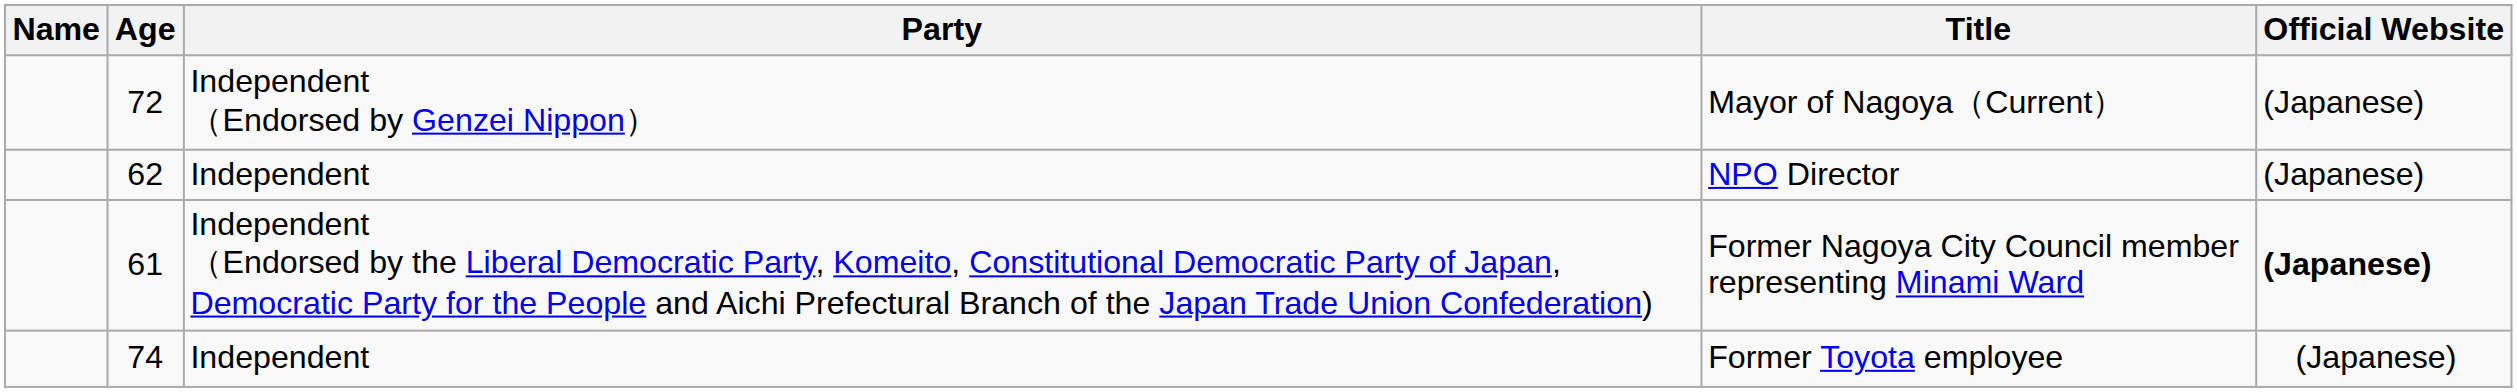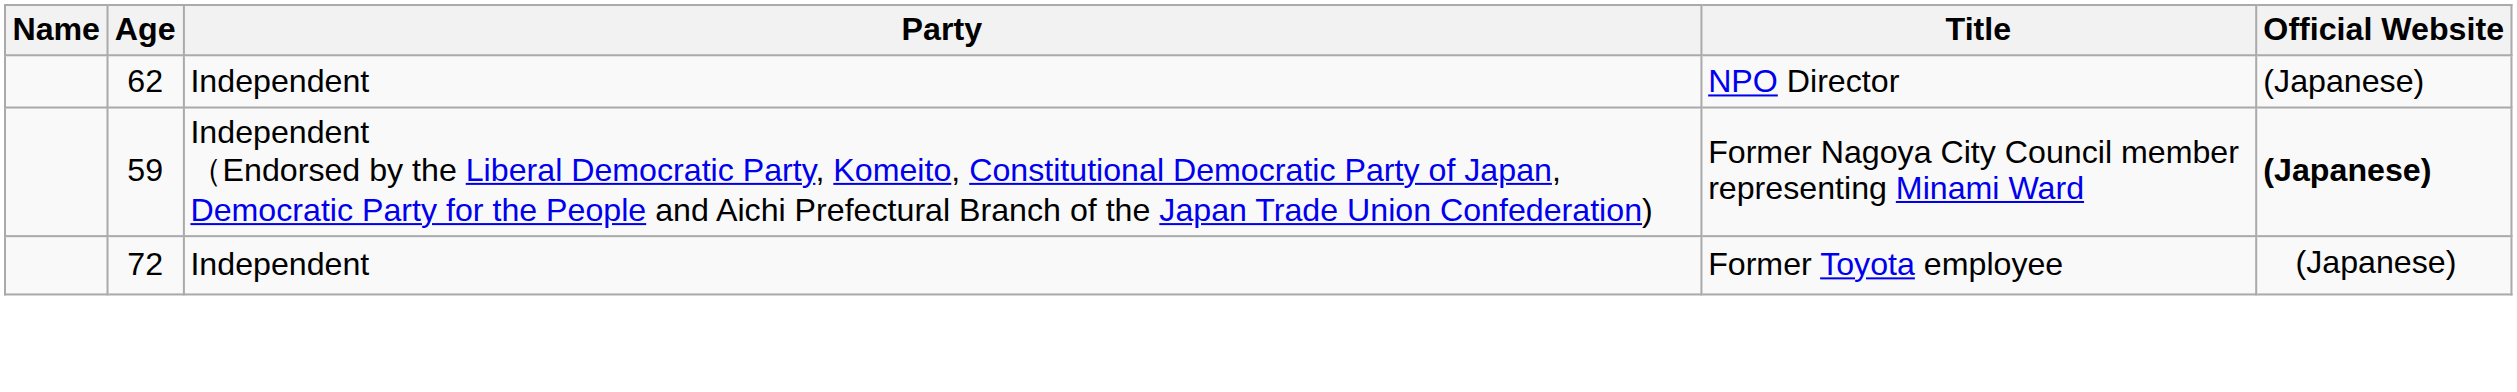- row: (1916, 101)
(145, 264) 61 -> (145, 171) 59
(145, 357) 74 -> (145, 264) 72
